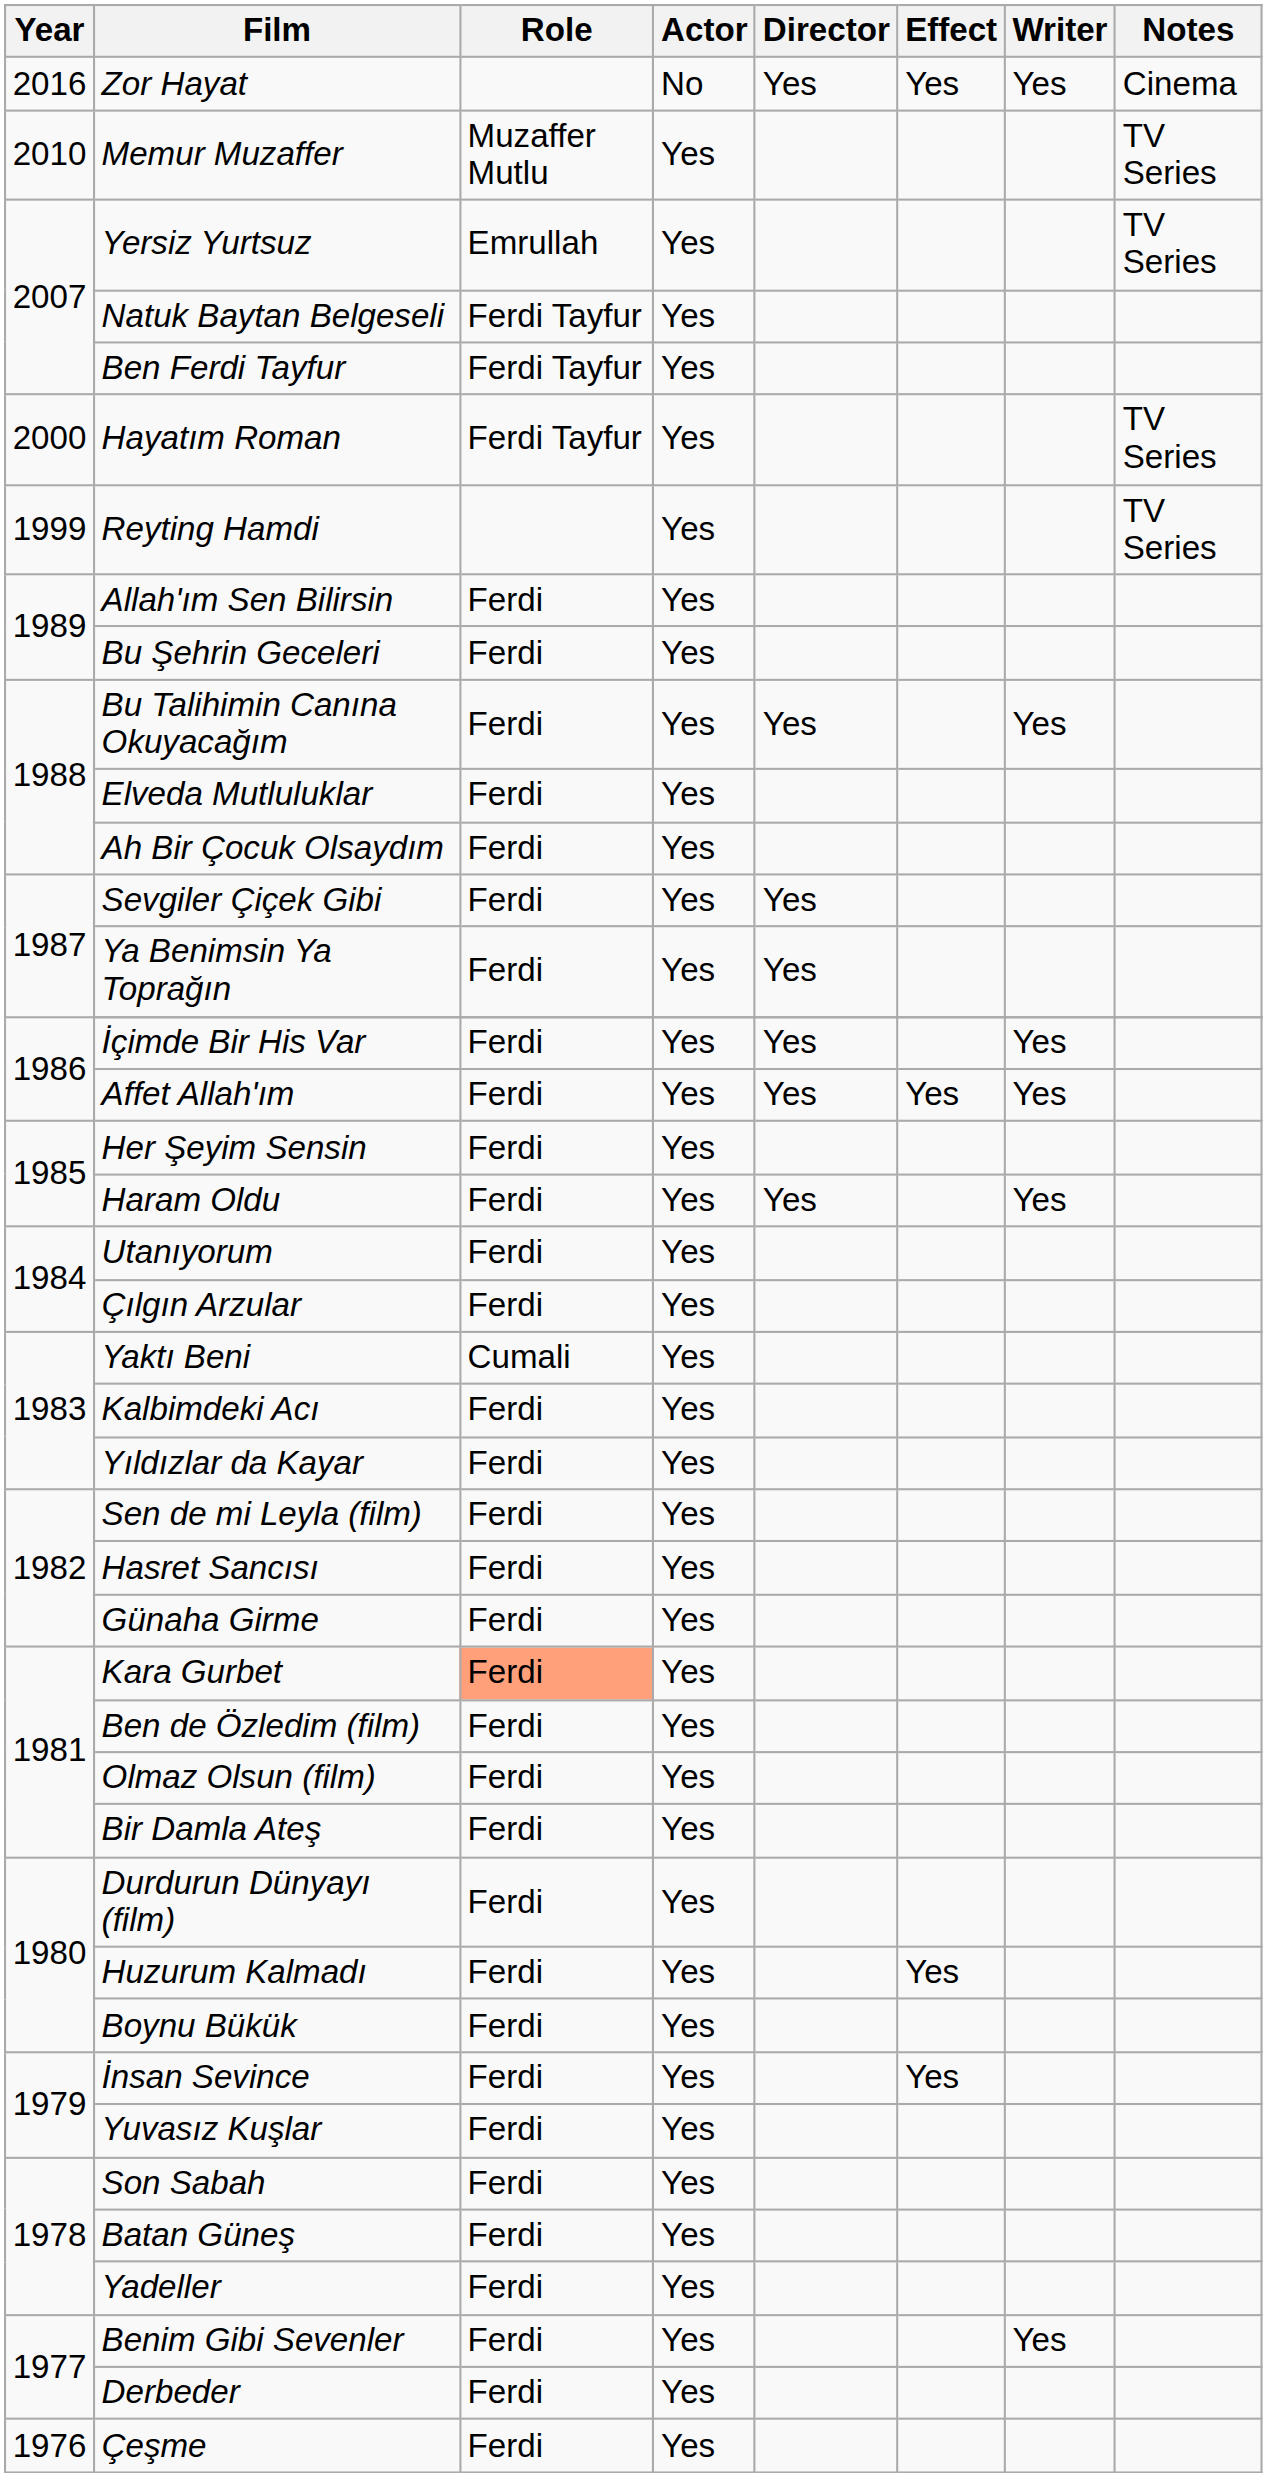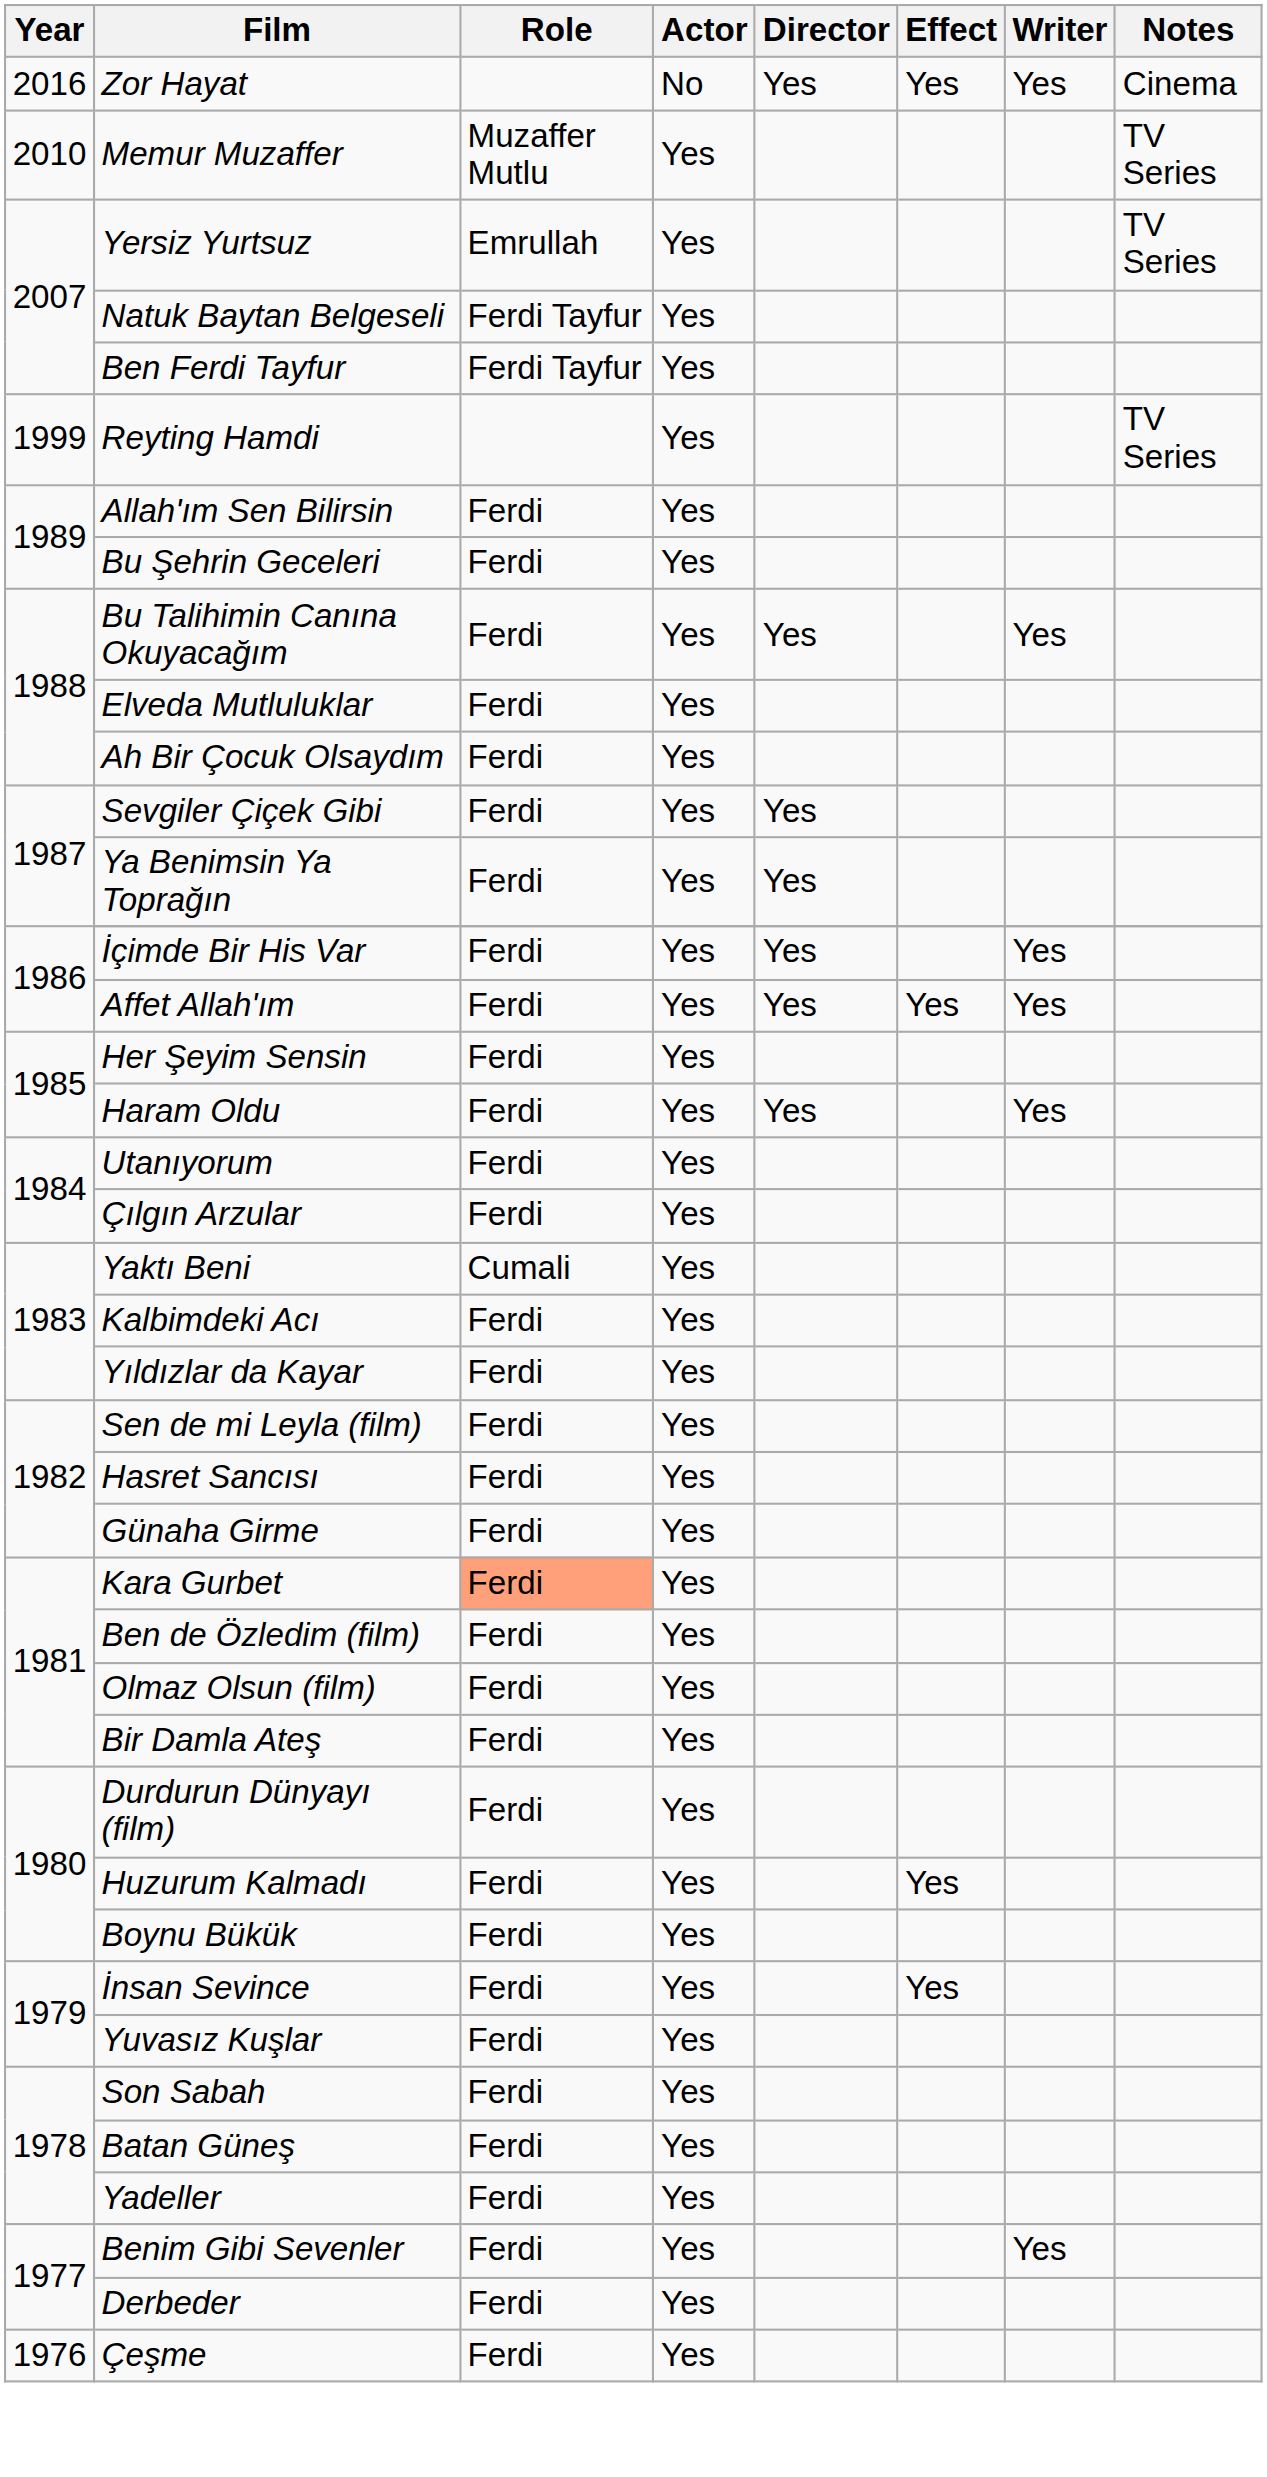- row: (221, 439)
